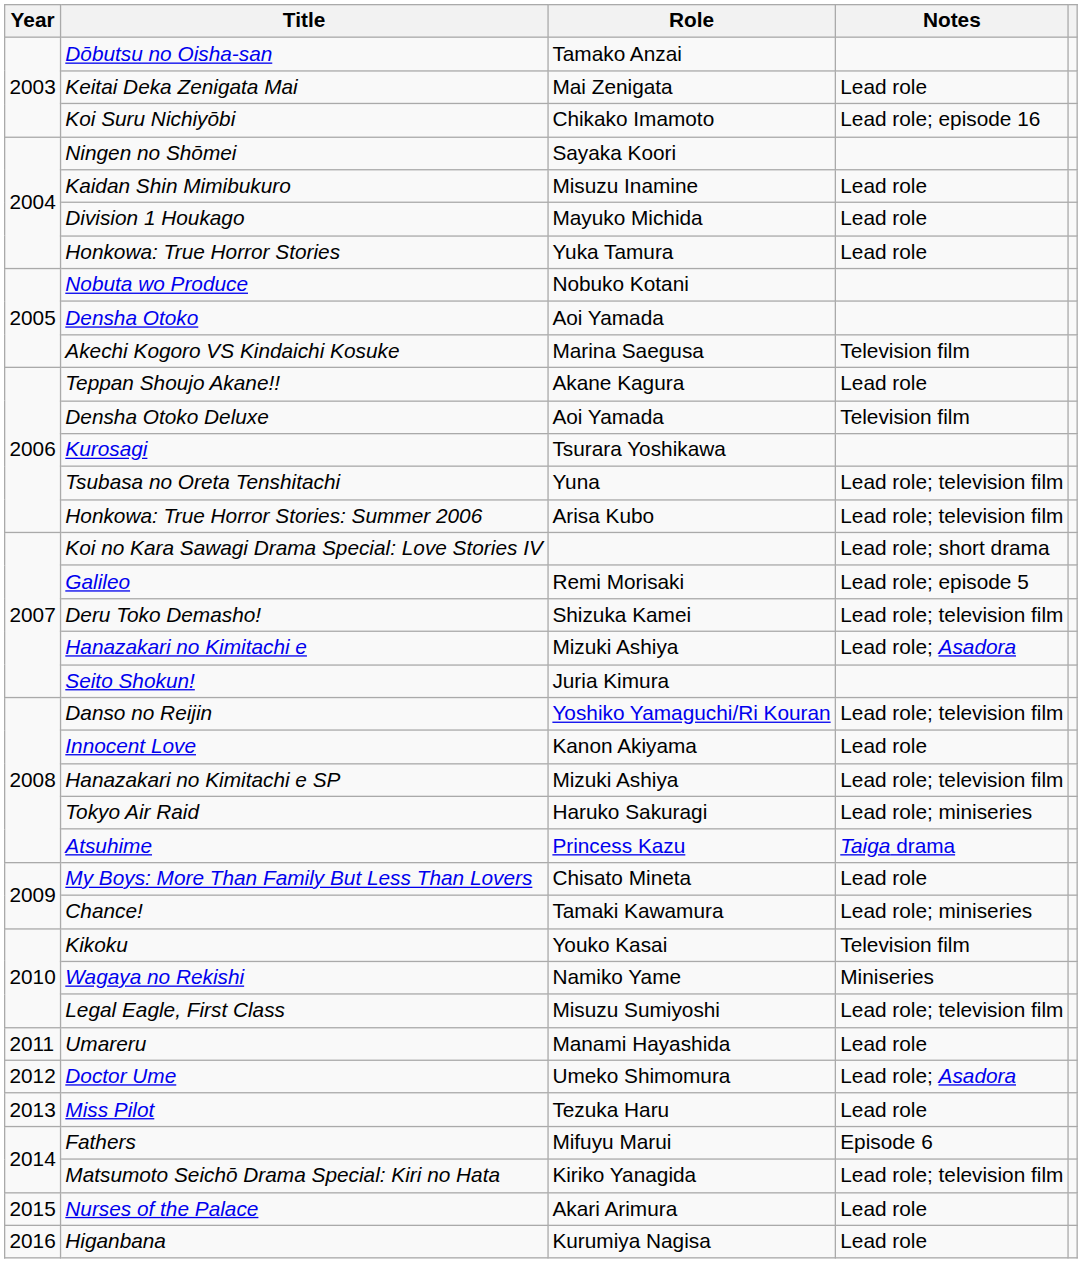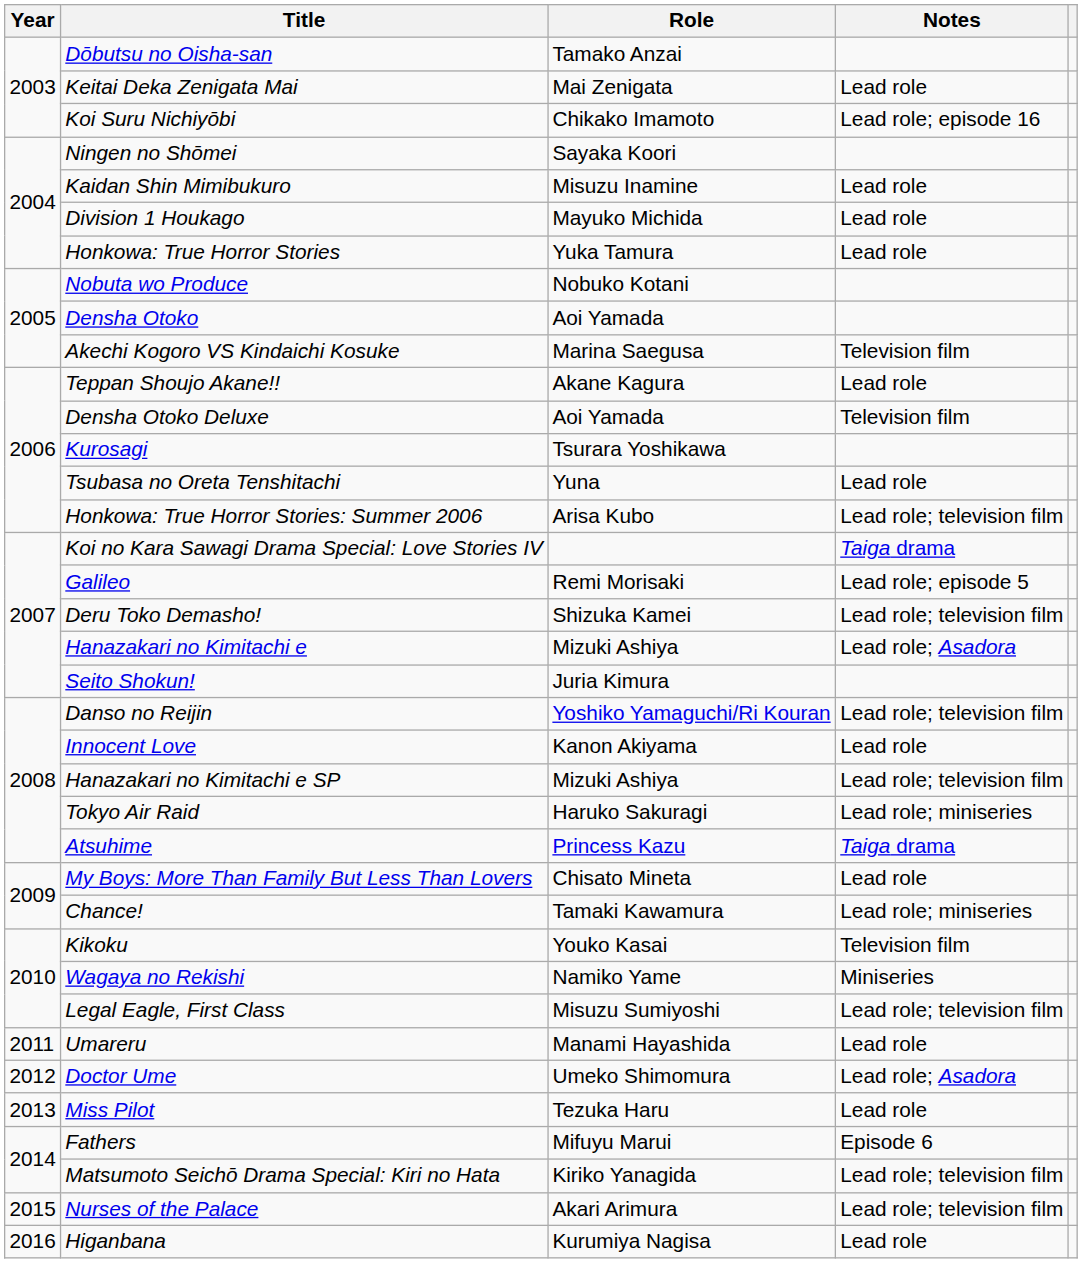(952, 482) Lead role; television film -> (884, 482) Lead role
(945, 548) Lead role; short drama -> (898, 548) Taiga drama
(884, 1208) Lead role -> (952, 1208) Lead role; television film
